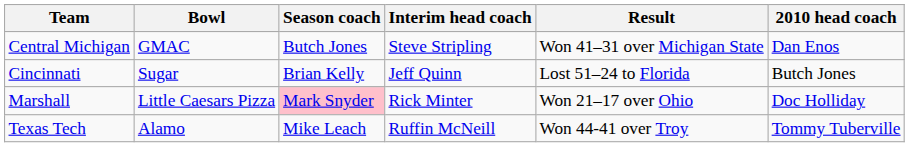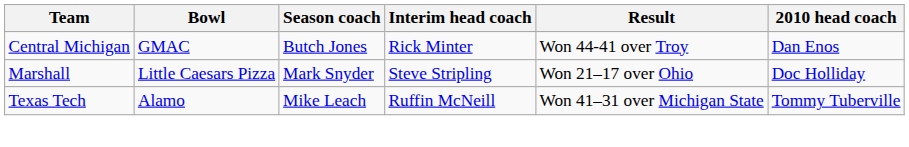(440, 45) Steve Stripling -> (431, 45) Rick Minter
(652, 45) Won 41–31 over Michigan State -> (614, 45) Won 44-41 over Troy
- row: (45, 73)
(328, 100) pink background -> (328, 73) no background
(431, 100) Rick Minter -> (440, 73) Steve Stripling
(614, 127) Won 44-41 over Troy -> (652, 100) Won 41–31 over Michigan State
